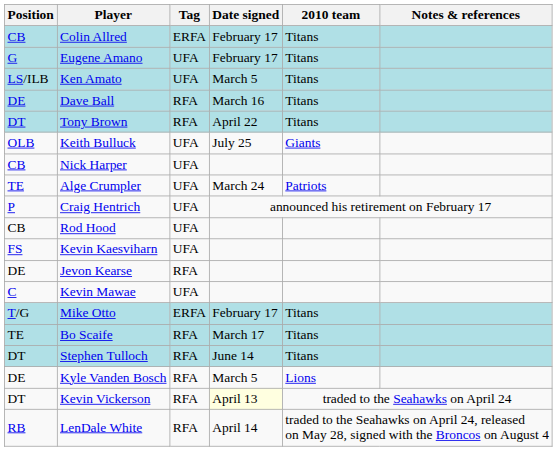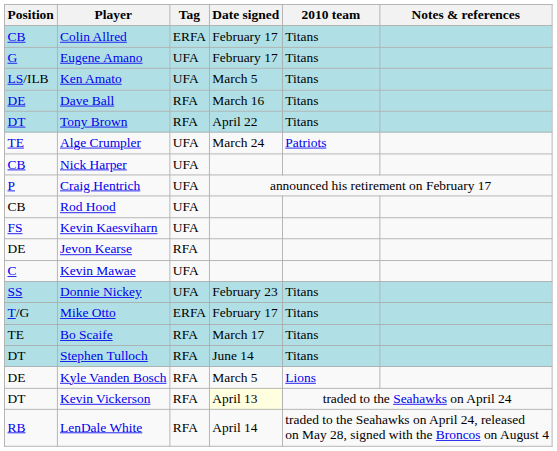- row: (98, 143)
rows swapped: (101, 185) <-> (93, 164)
+ row: (101, 292)
